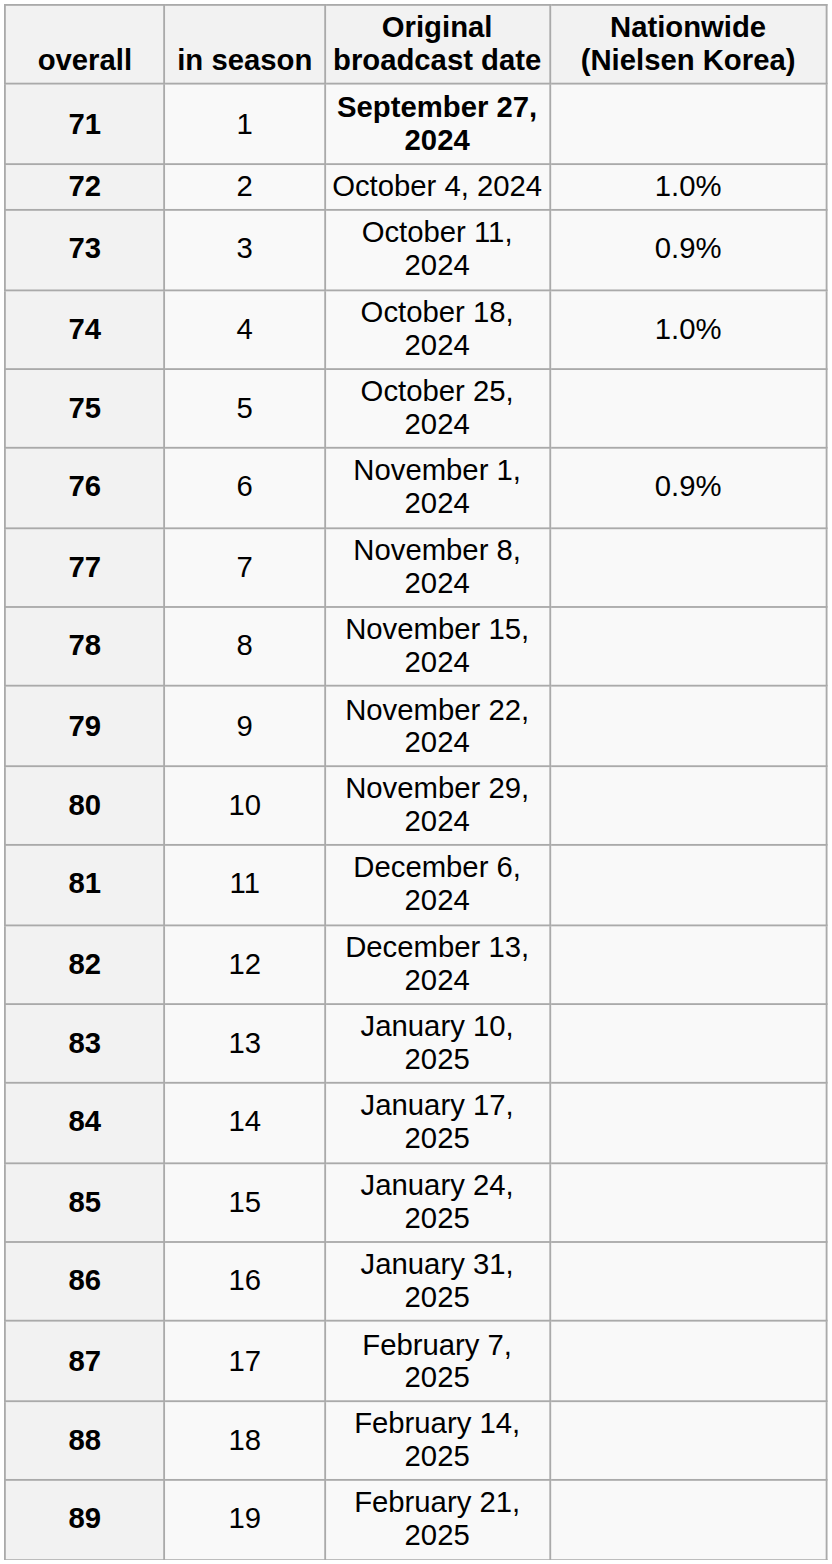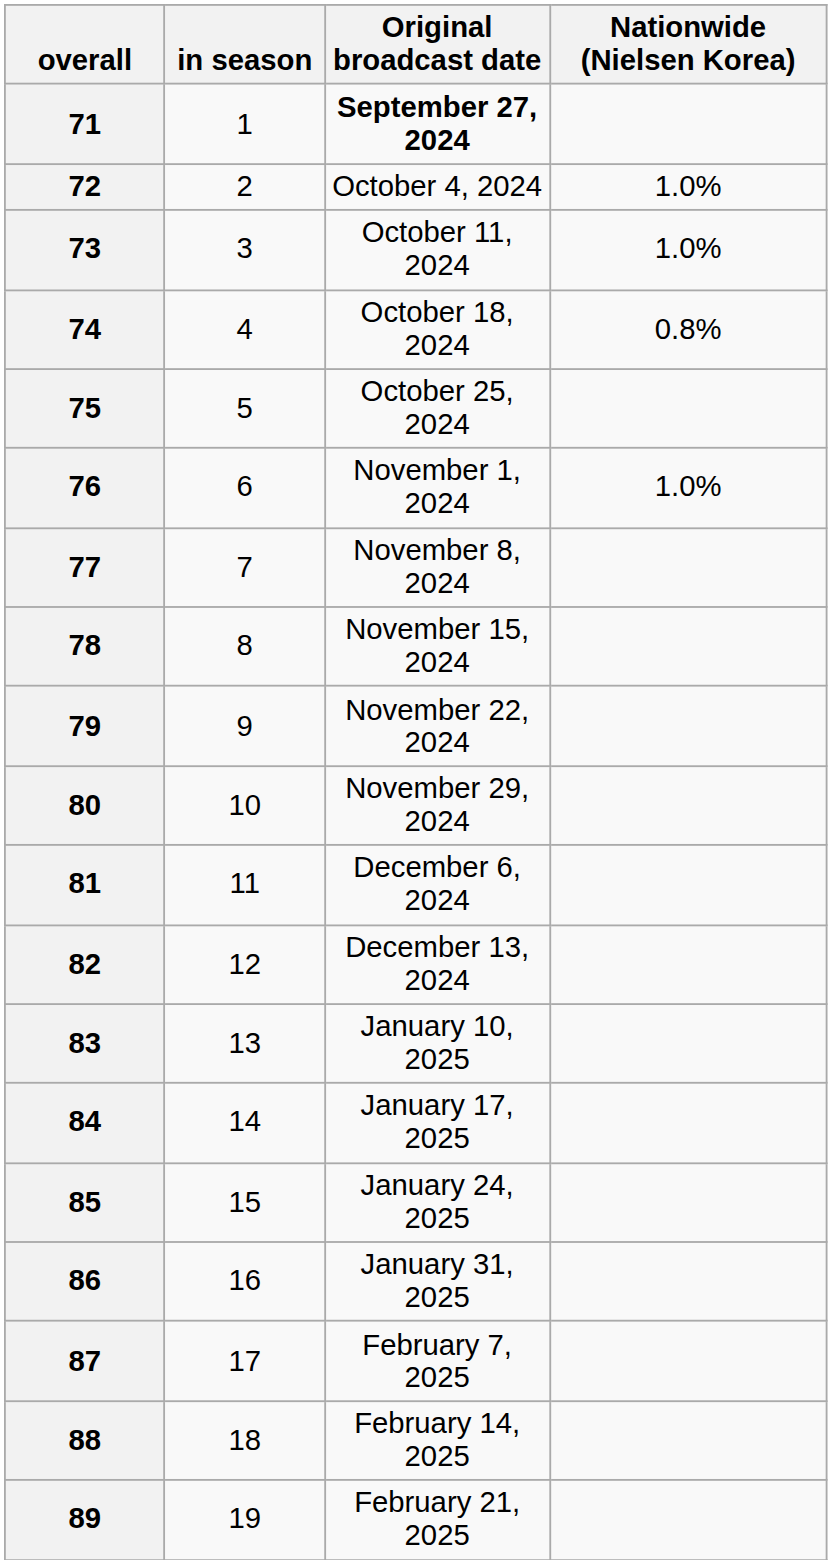(688, 249) 0.9% -> (688, 249) 1.0%
(688, 328) 1.0% -> (688, 328) 0.8%
(688, 487) 0.9% -> (688, 487) 1.0%
